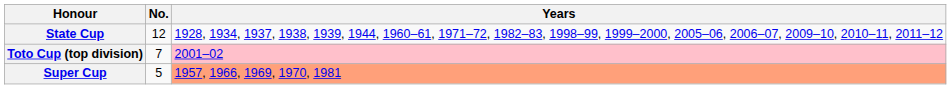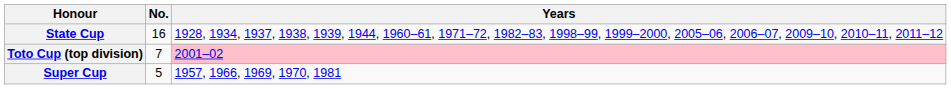(159, 34) 12 -> (159, 34) 16
(258, 73) lightsalmon background -> (258, 73) no background
